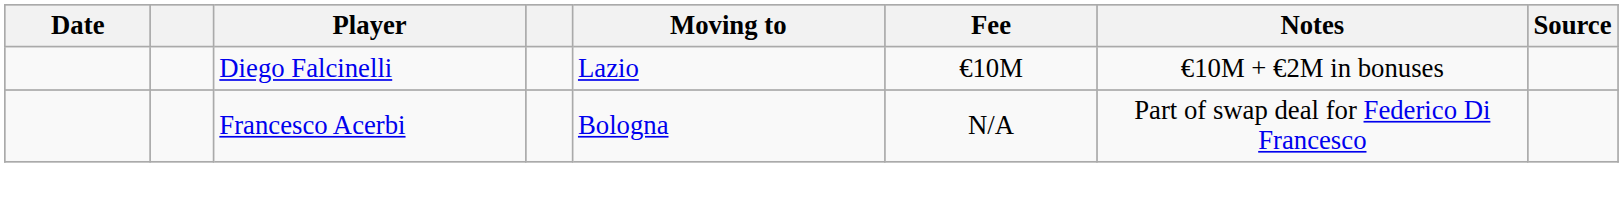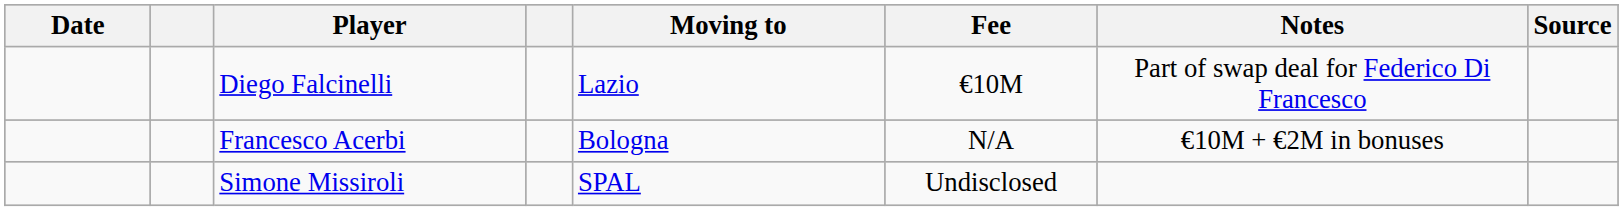(1312, 68) €10M + €2M in bonuses -> (1312, 83) Part of swap deal for Federico Di Francesco
(1312, 125) Part of swap deal for Federico Di Francesco -> (1312, 140) €10M + €2M in bonuses
+ row: (312, 182)
